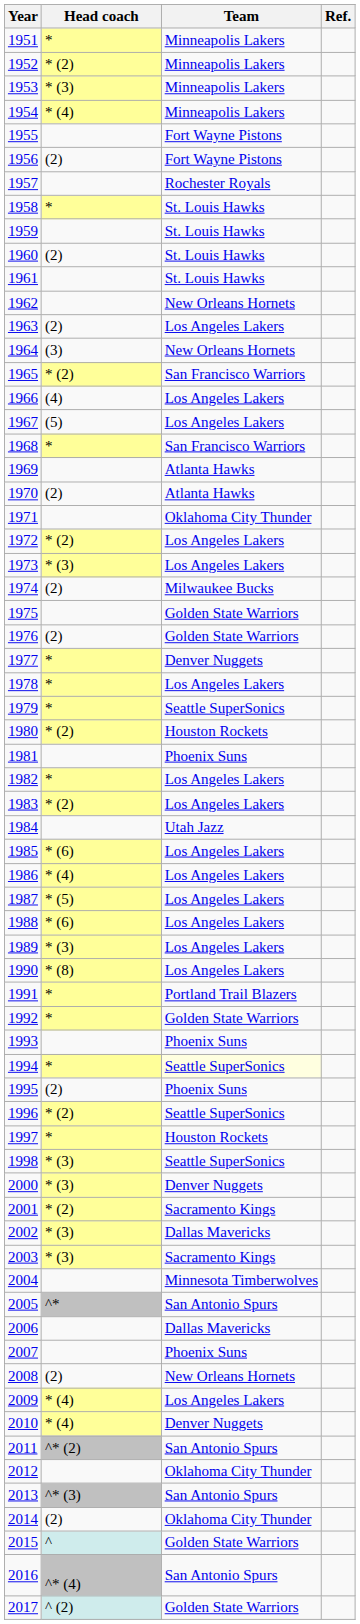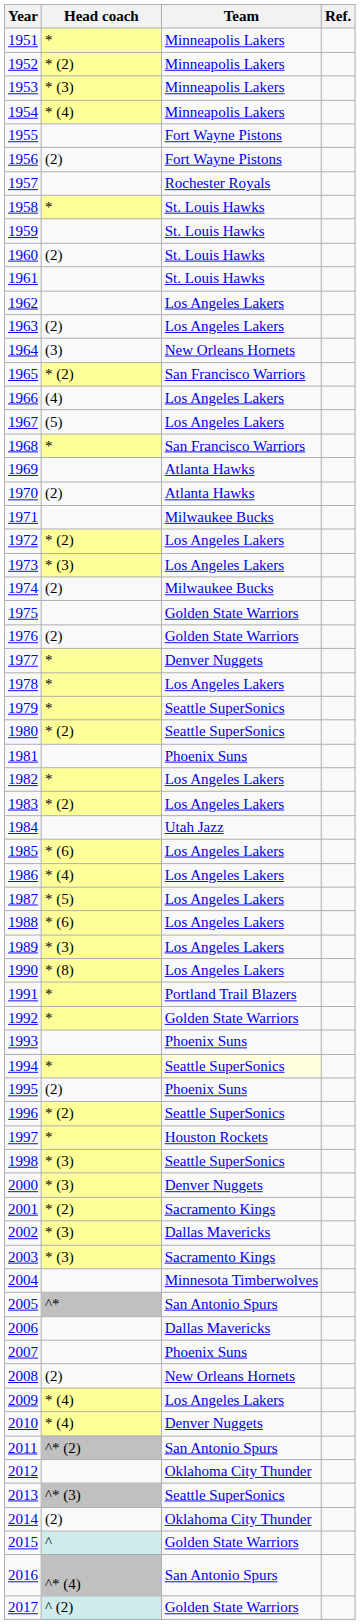(230, 302) New Orleans Hornets -> (224, 302) Los Angeles Lakers
(238, 517) Oklahoma City Thunder -> (219, 517) Milwaukee Bucks
(216, 732) Houston Rockets -> (225, 732) Seattle SuperSonics
(221, 1495) San Antonio Spurs -> (225, 1495) Seattle SuperSonics
